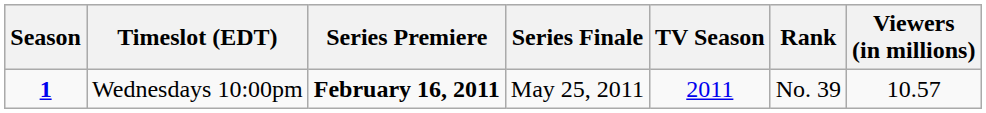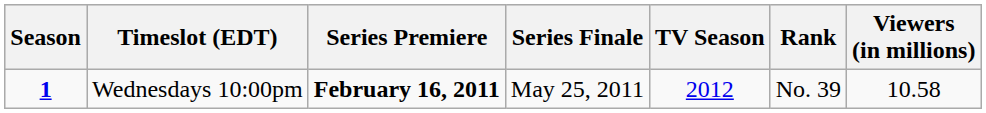(710, 88) 2011 -> (710, 88) 2012
(914, 88) 10.57 -> (914, 88) 10.58
